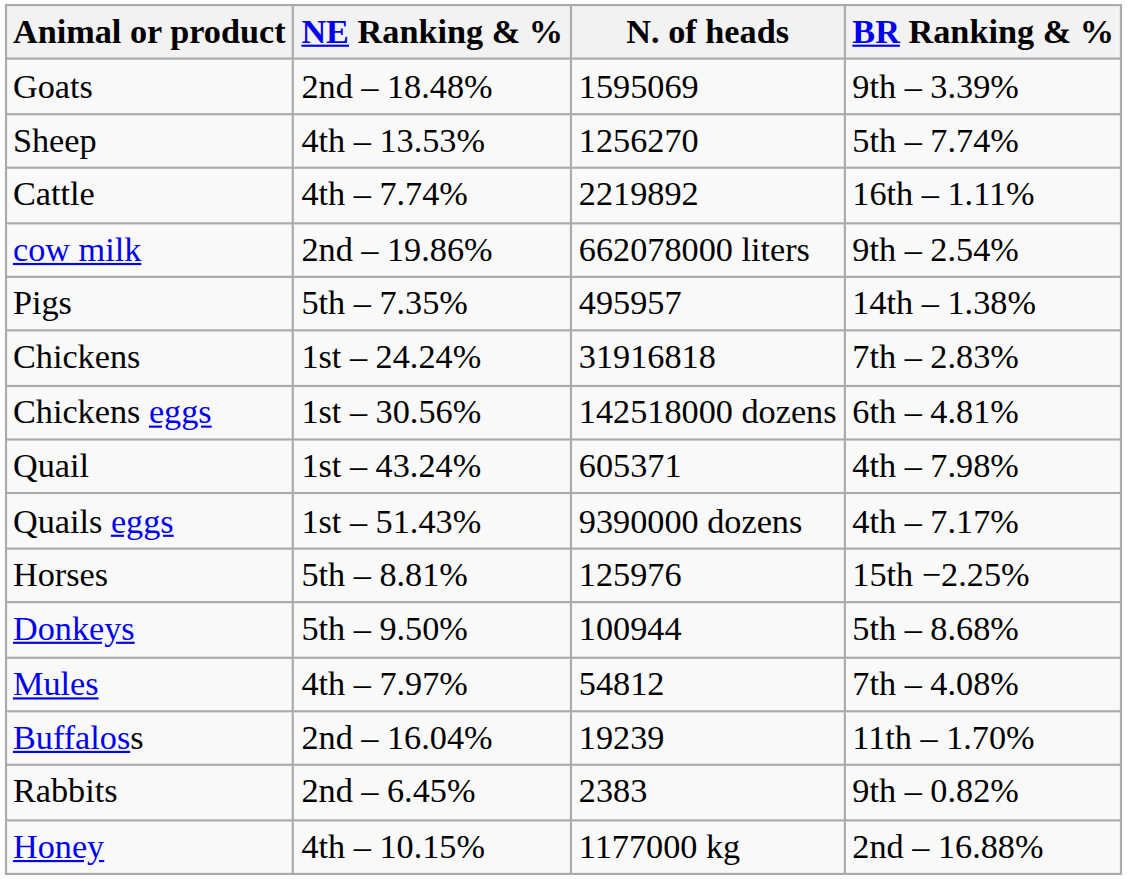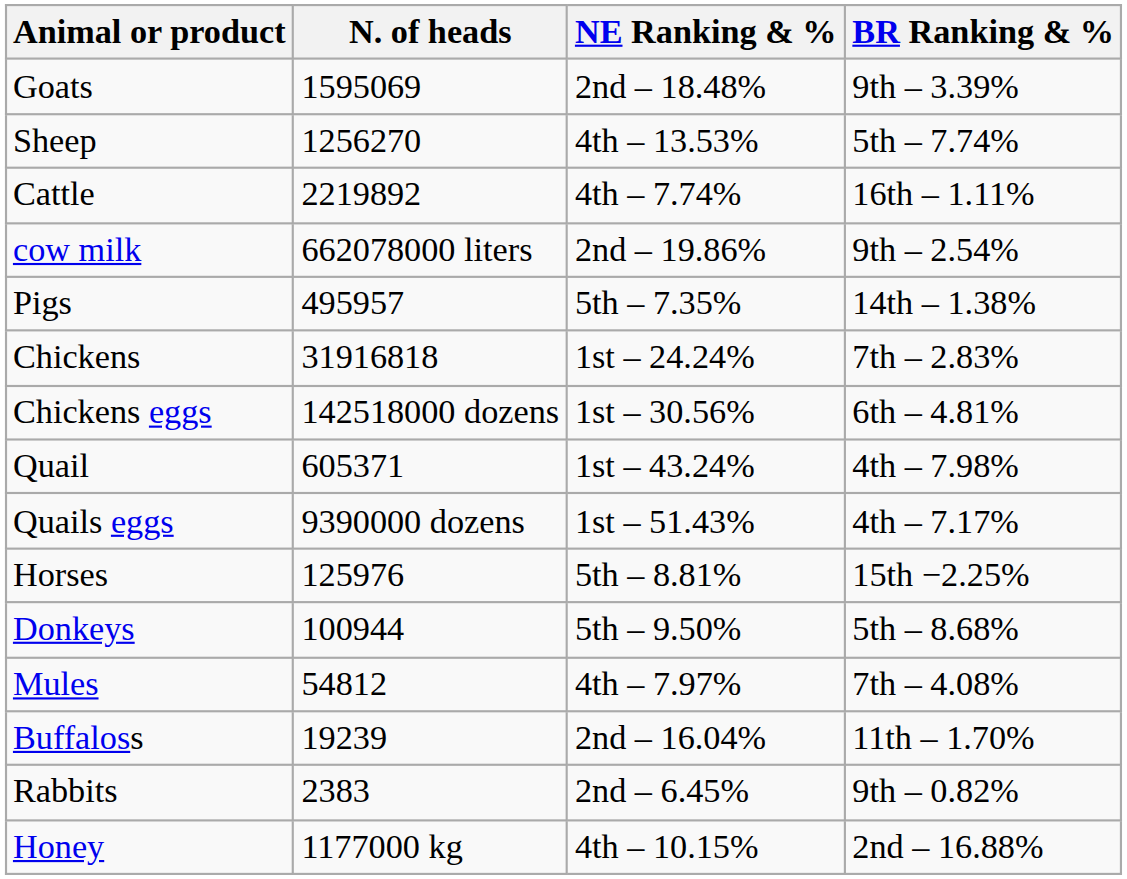columns swapped: (708, 31) <-> (432, 31)
